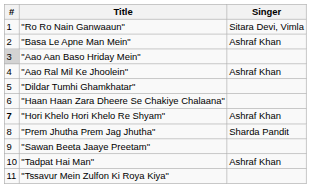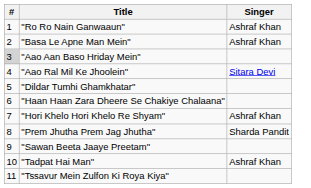(267, 27) Sitara Devi, Vimla -> (255, 27) Ashraf Khan
(255, 72) Ashraf Khan -> (252, 72) Sitara Devi
(9, 116) bold -> (9, 116) normal
